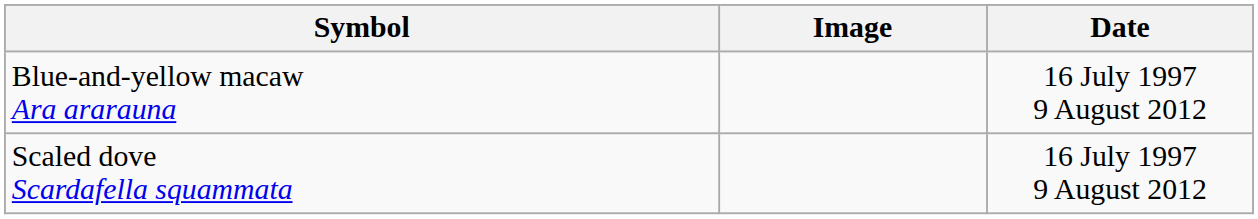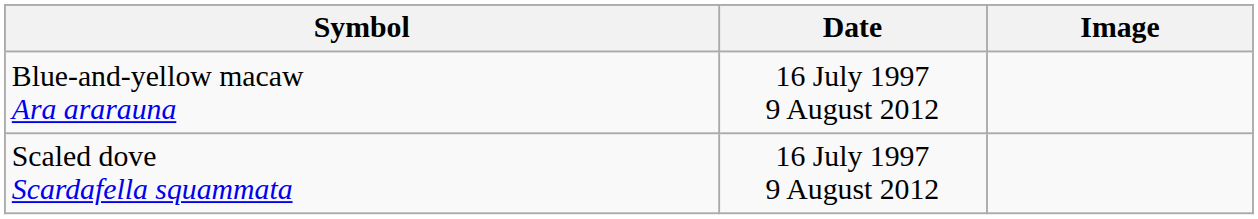columns swapped: (1120, 28) <-> (852, 28)
